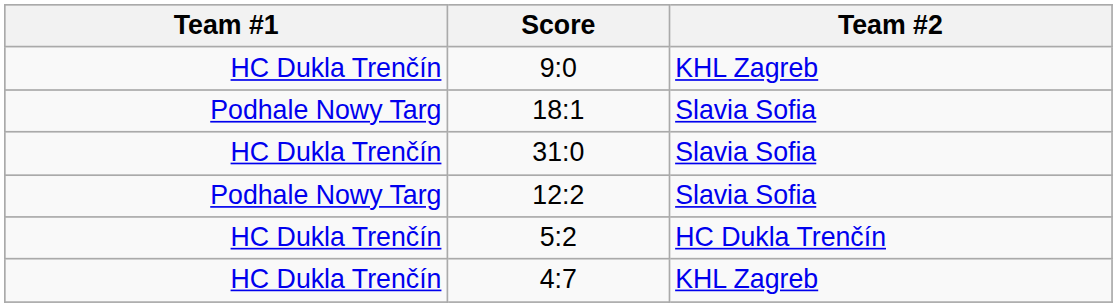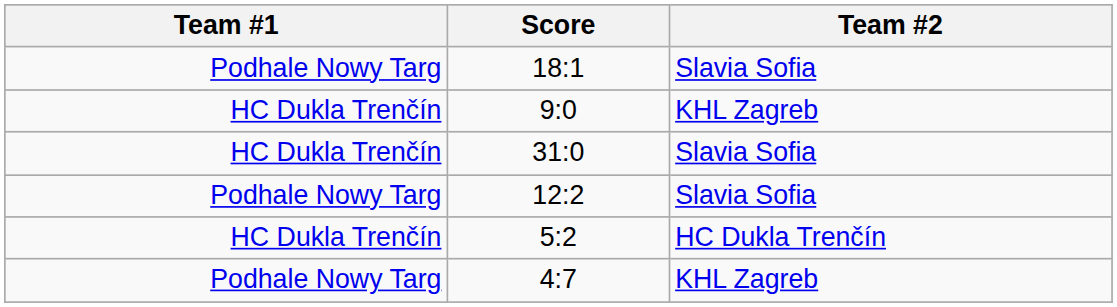rows swapped: (558, 68) <-> (558, 110)
(336, 279) HC Dukla Trenčín -> (326, 279) Podhale Nowy Targ
